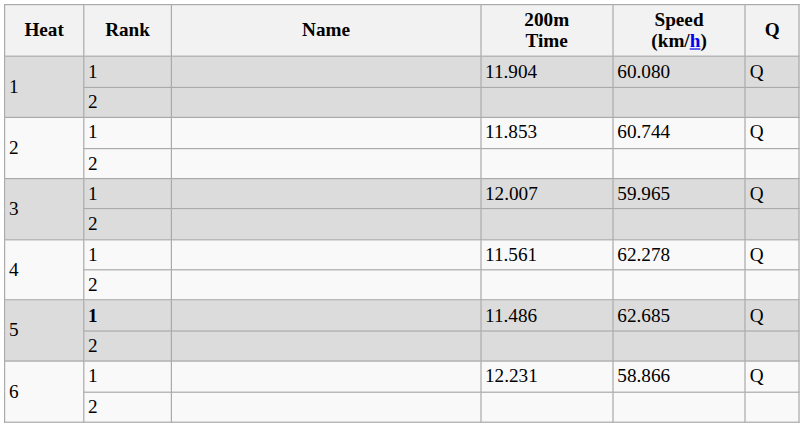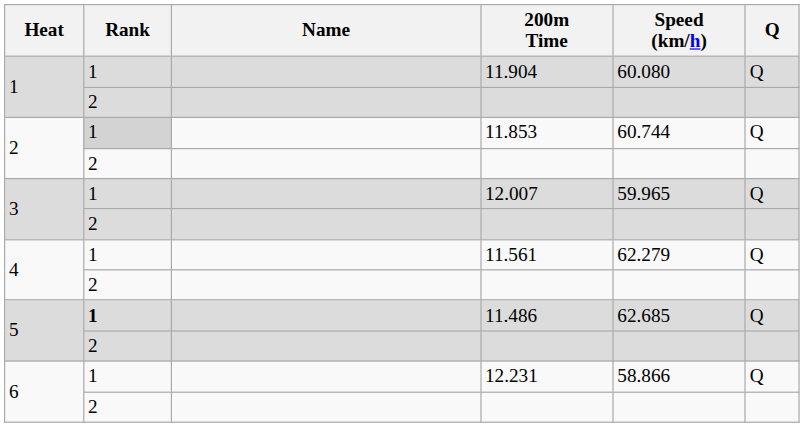(93, 132) no background -> (93, 132) lightgrey background
(644, 254) 62.278 -> (644, 254) 62.279
